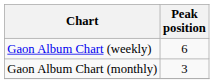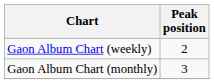(184, 48) 6 -> (184, 48) 2
